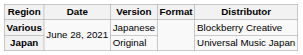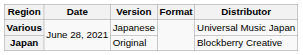(240, 27) Blockberry Creative -> (246, 27) Universal Music Japan
(246, 43) Universal Music Japan -> (240, 43) Blockberry Creative
